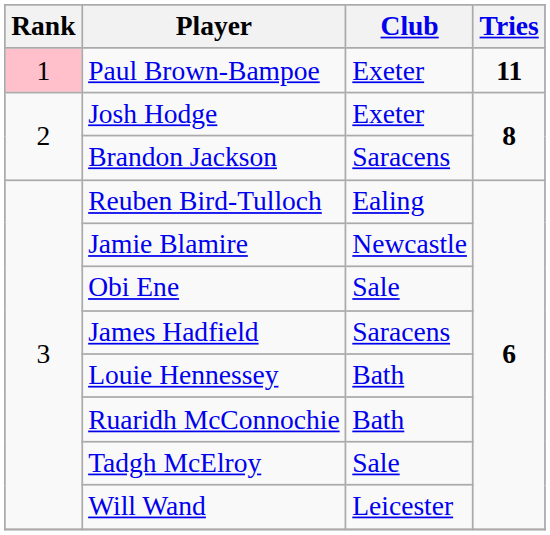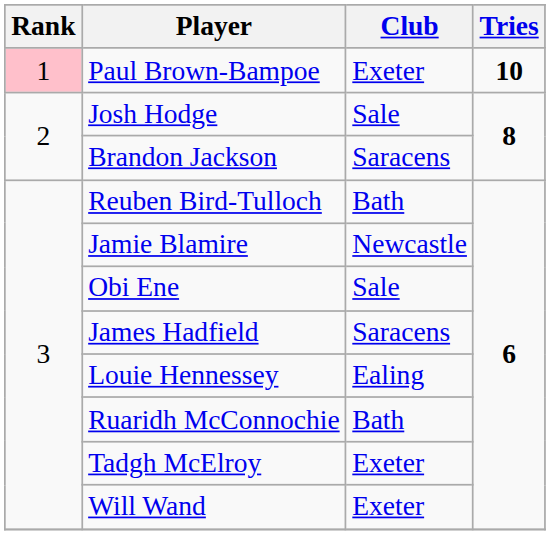(509, 69) 11 -> (509, 69) 10
(388, 113) Exeter -> (376, 113) Sale
(388, 200) Ealing -> (378, 200) Bath
(378, 375) Bath -> (388, 375) Ealing
(376, 462) Sale -> (388, 462) Exeter
(403, 506) Leicester -> (388, 506) Exeter
